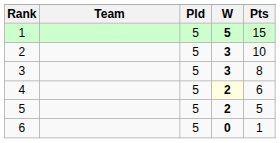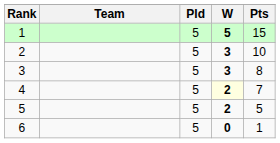(259, 90) 6 -> (259, 90) 7
